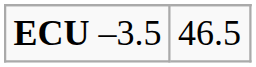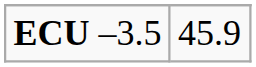(210, 33) 46.5 -> (210, 33) 45.9
